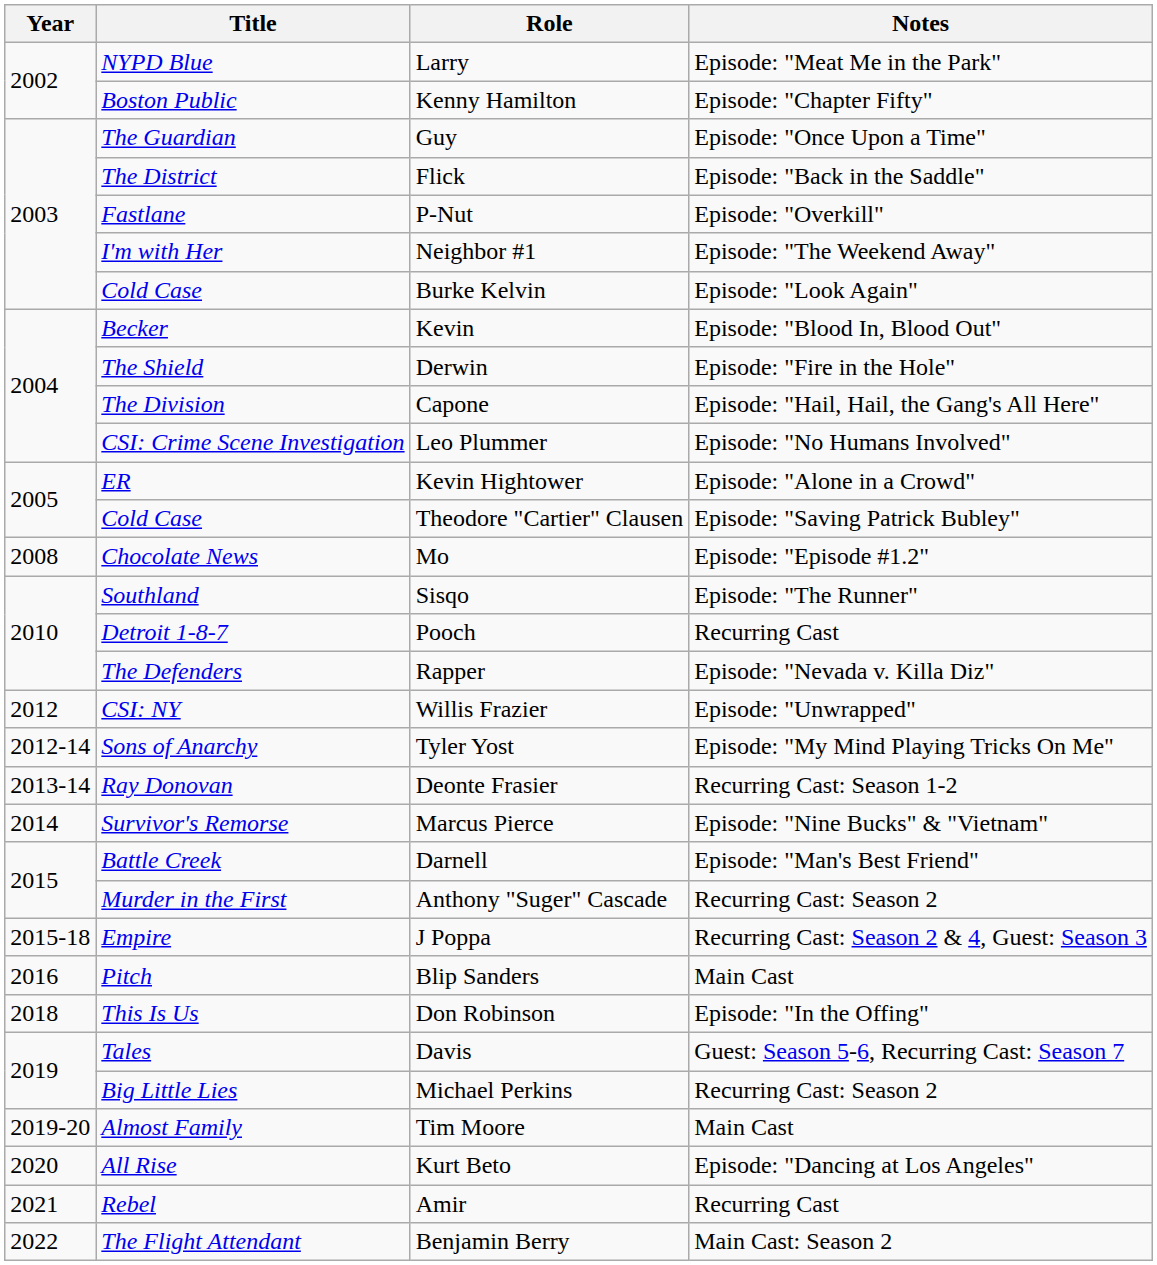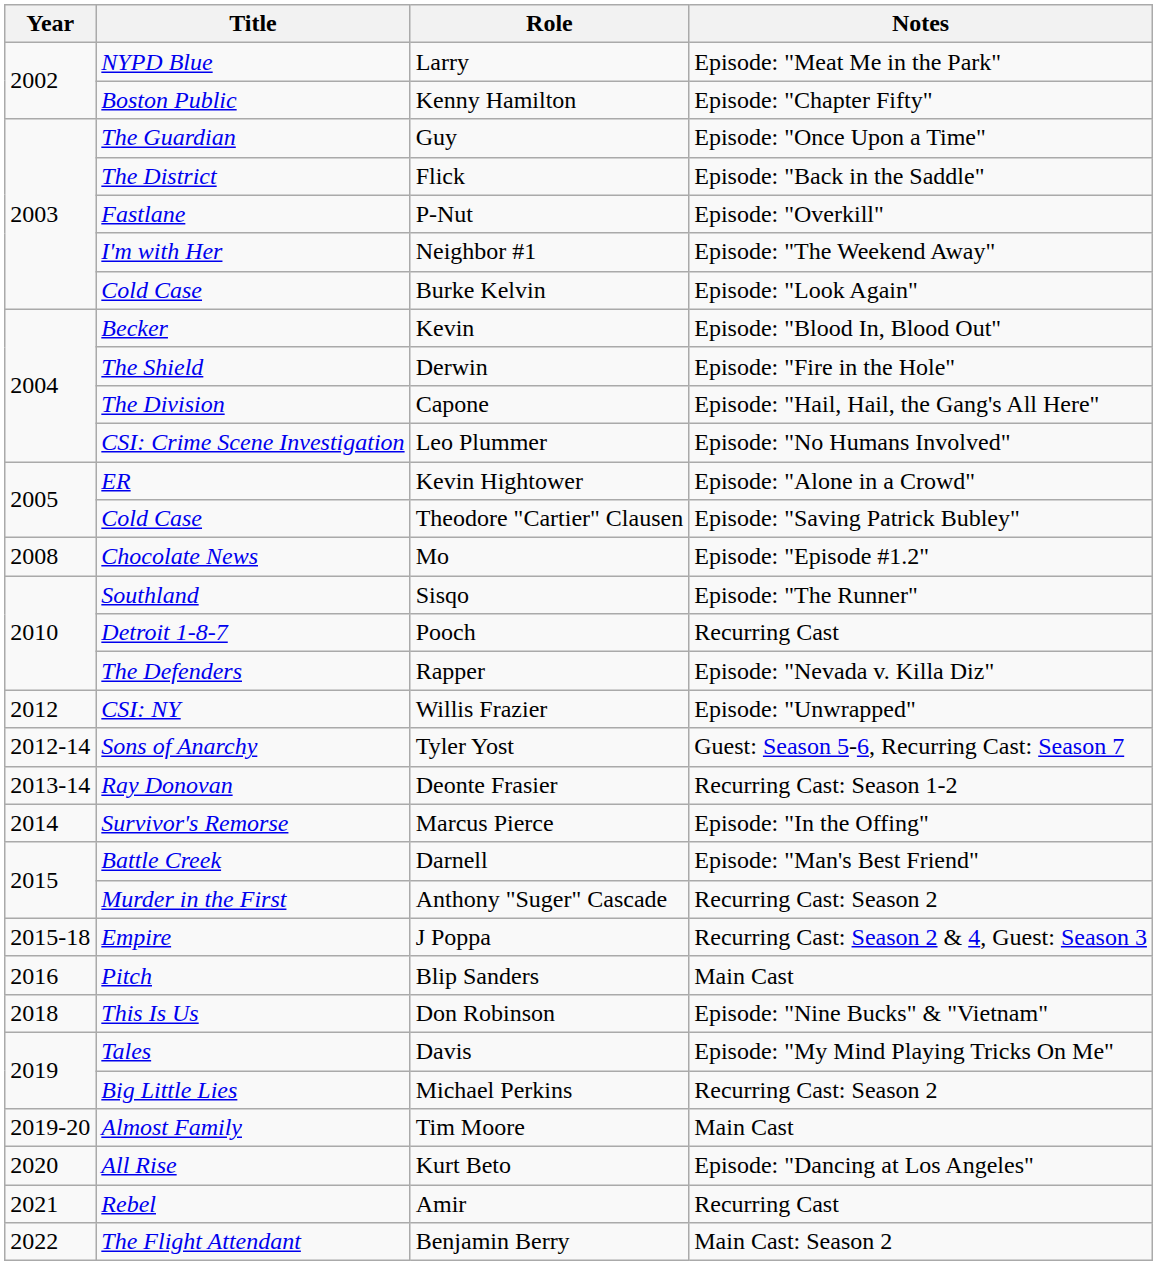(904, 746) Episode: "My Mind Playing Tricks On Me" -> (909, 746) Guest: Season 5-6, Recurring Cast: Season 7
(871, 822) Episode: "Nine Bucks" & "Vietnam" -> (811, 822) Episode: "In the Offing"
(811, 1013) Episode: "In the Offing" -> (871, 1013) Episode: "Nine Bucks" & "Vietnam"
(909, 1051) Guest: Season 5-6, Recurring Cast: Season 7 -> (904, 1051) Episode: "My Mind Playing Tricks On Me"
